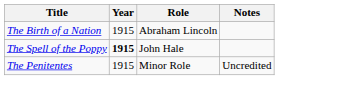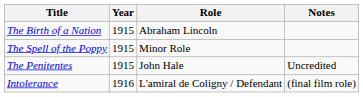(123, 48) bold -> (123, 48) normal
(161, 48) John Hale -> (165, 48) Minor Role
(165, 65) Minor Role -> (161, 65) John Hale
+ row: (32, 83)
